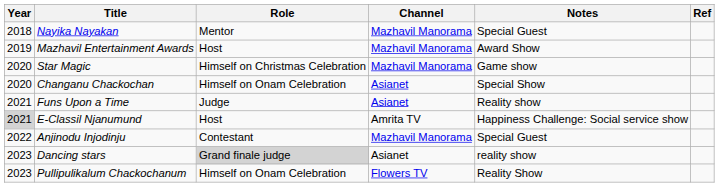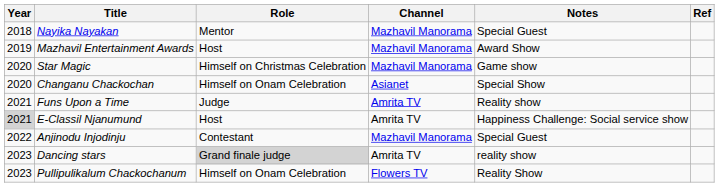(390, 102) Asianet -> (396, 102) Amrita TV
(390, 155) Asianet -> (396, 155) Amrita TV
